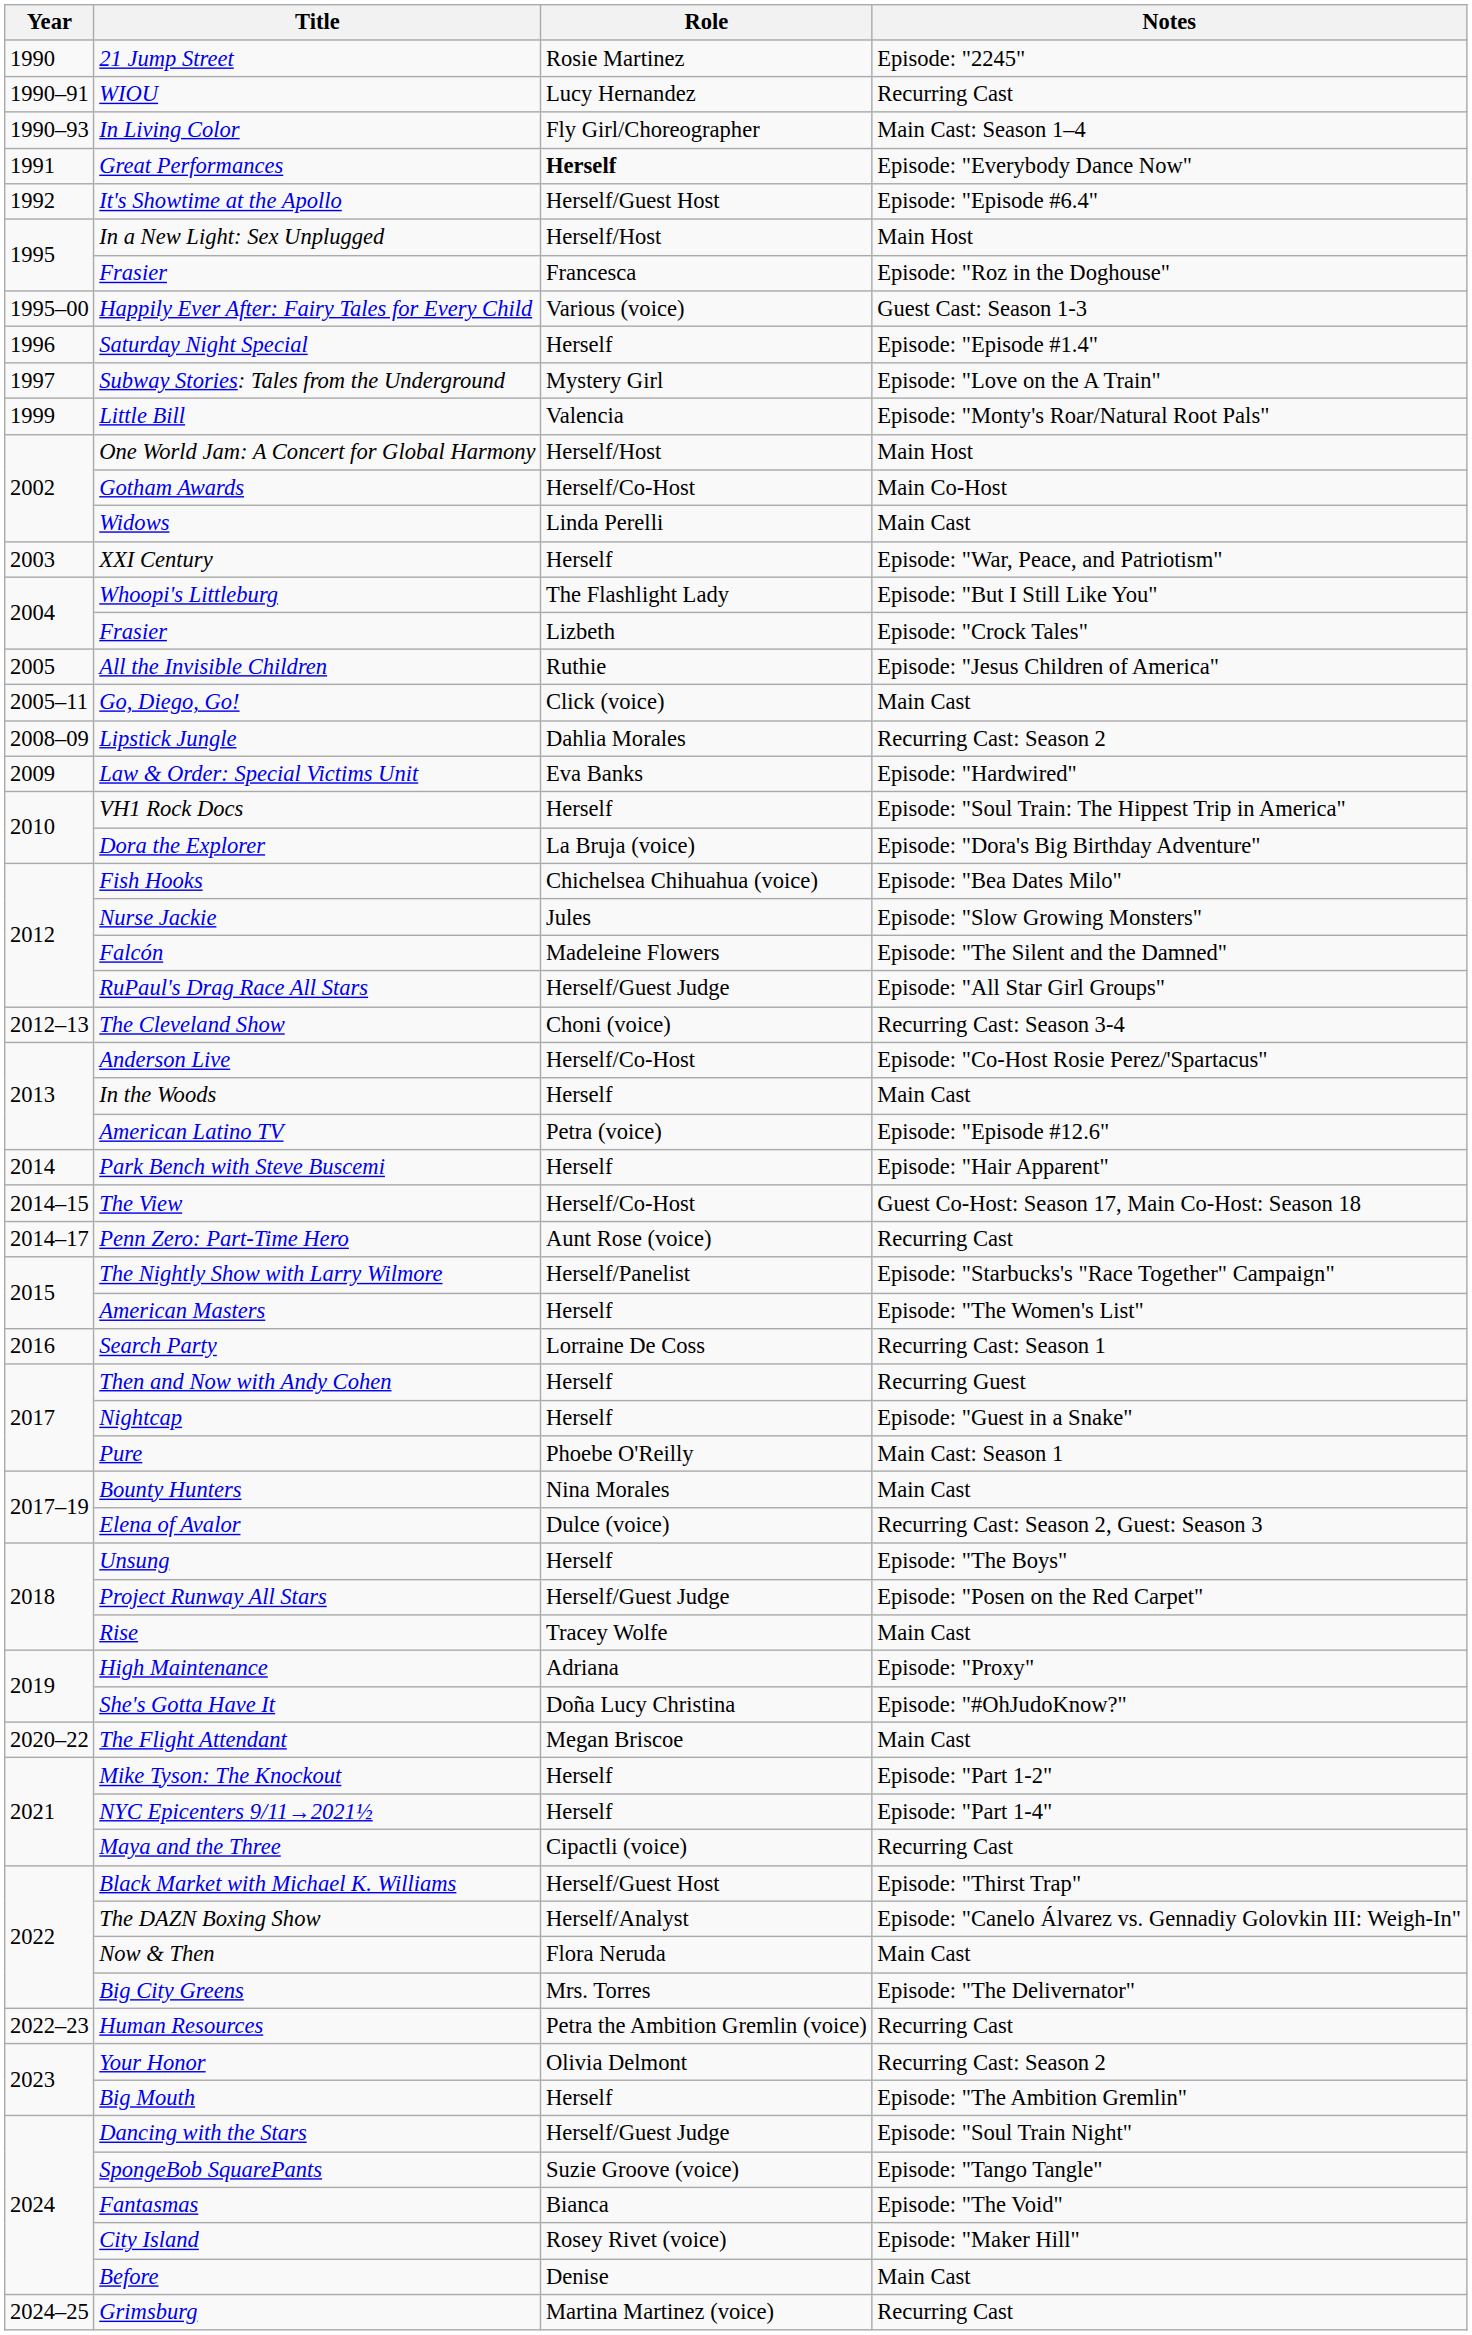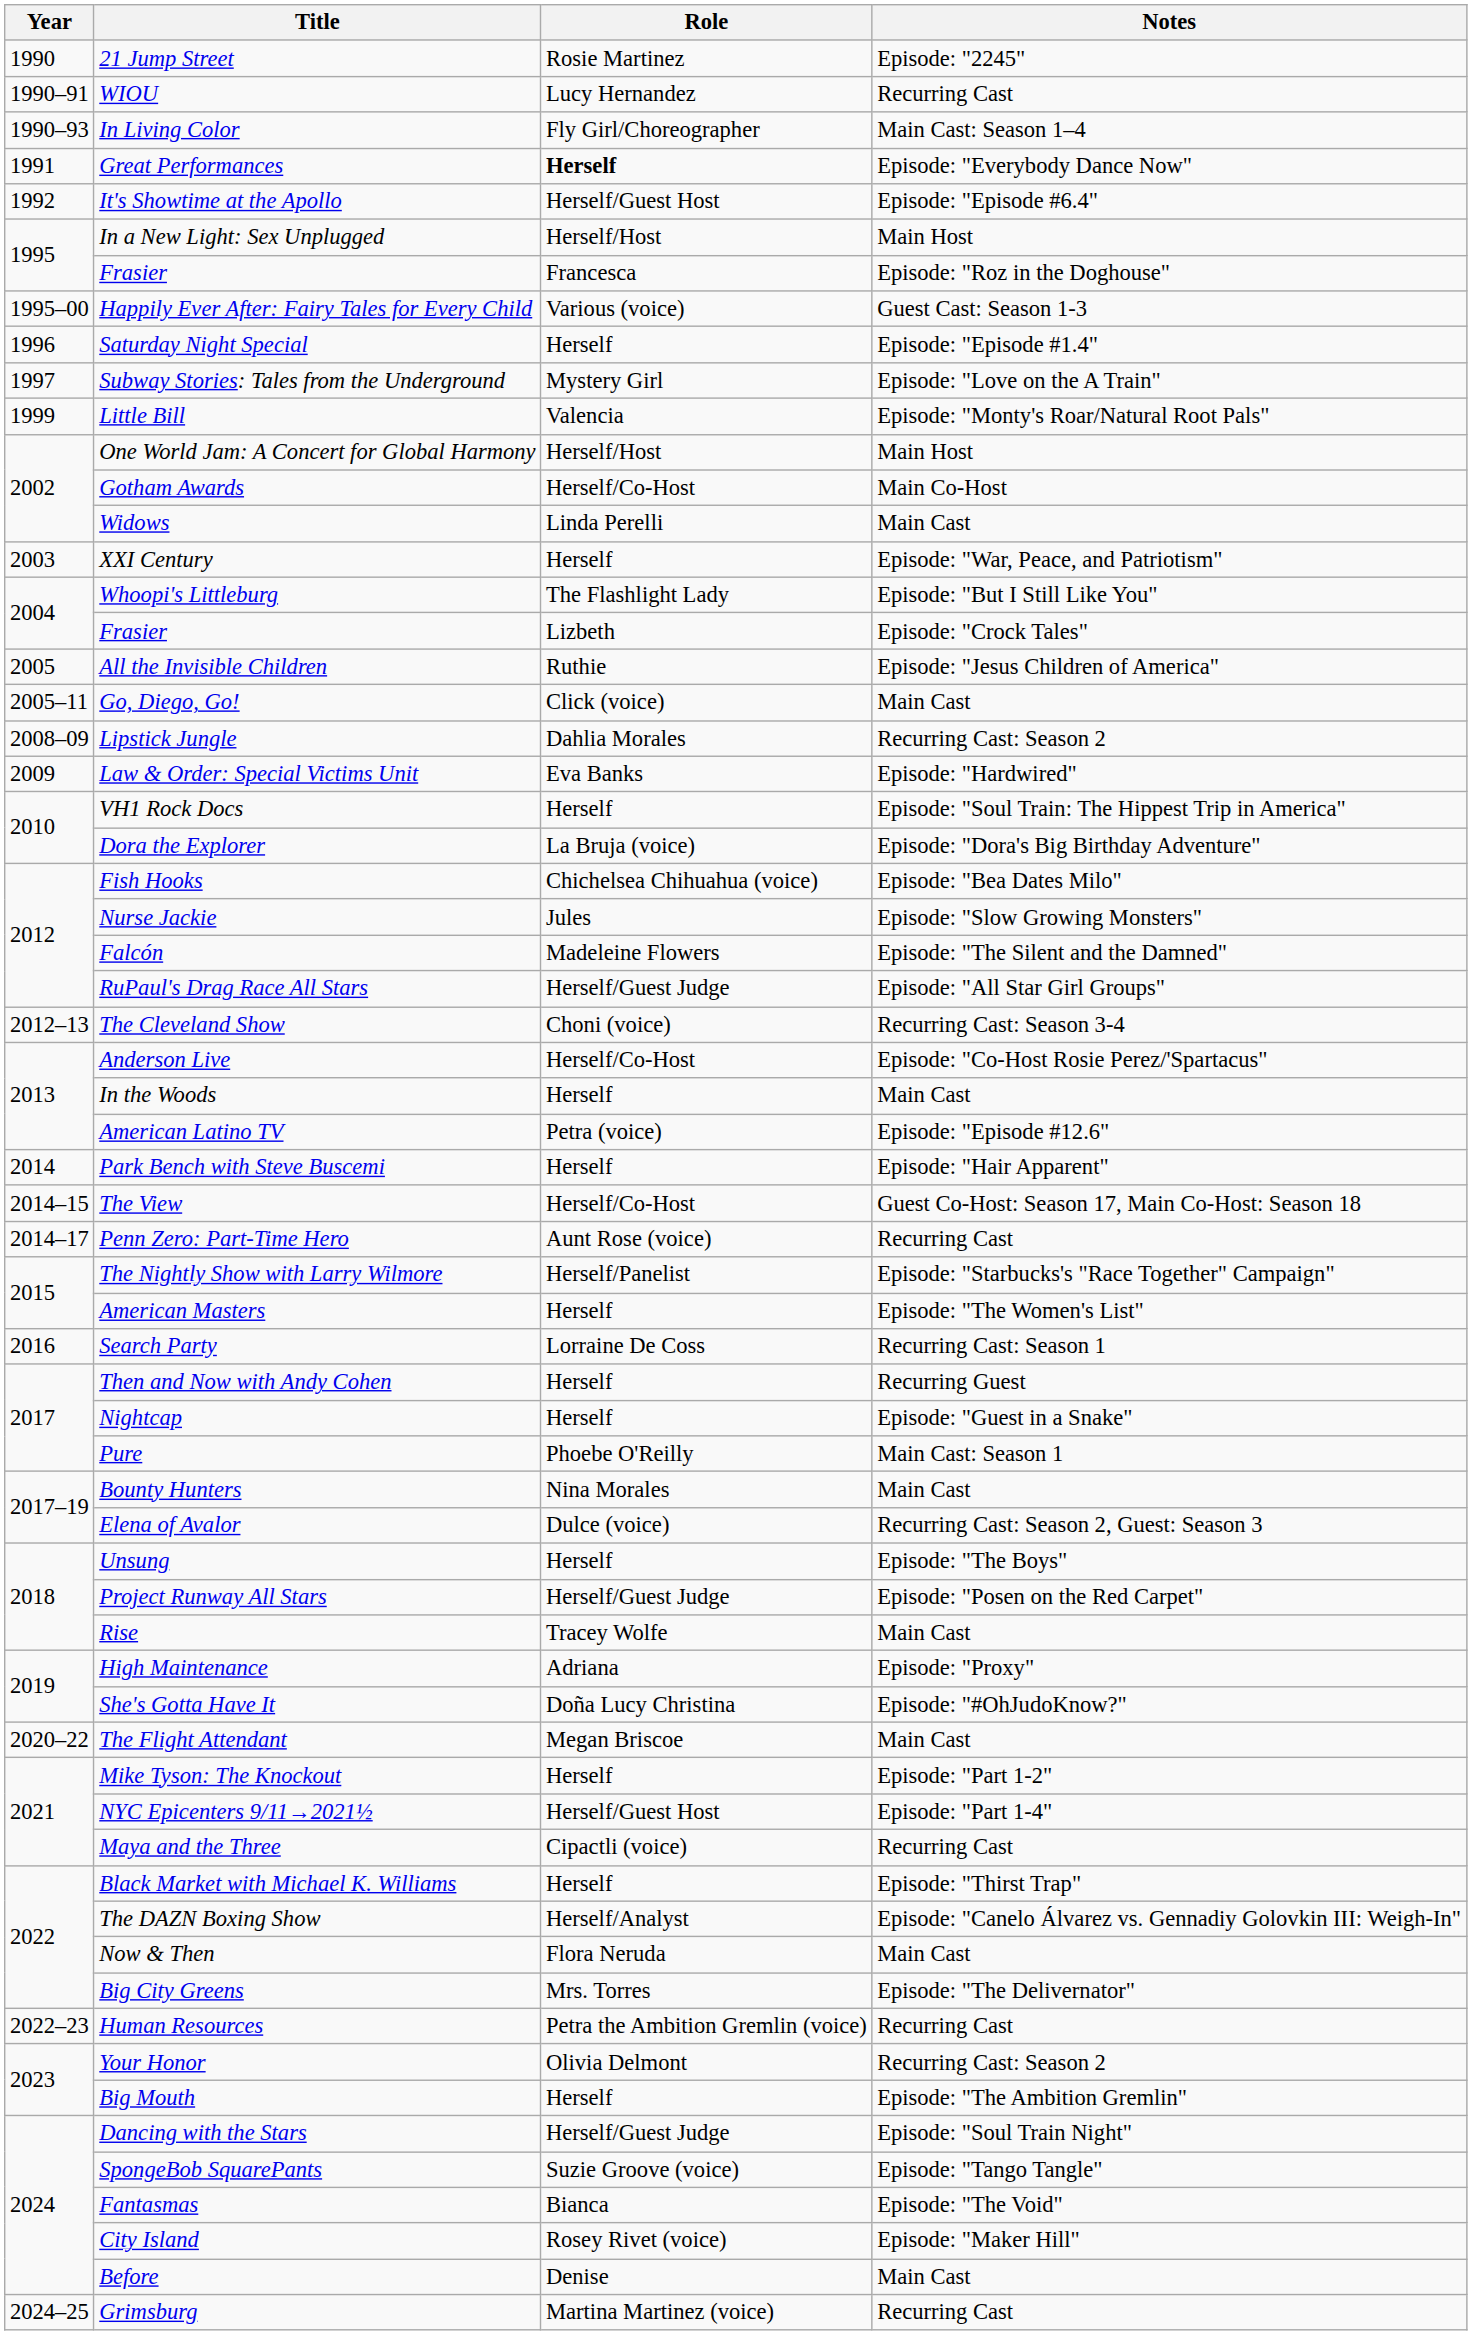(579, 1811) Herself -> (633, 1811) Herself/Guest Host
(633, 1882) Herself/Guest Host -> (579, 1882) Herself
